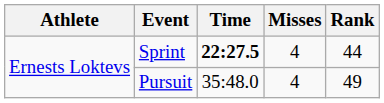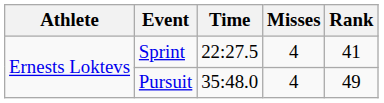(230, 51) bold -> (230, 51) normal
(352, 51) 44 -> (351, 51) 41
